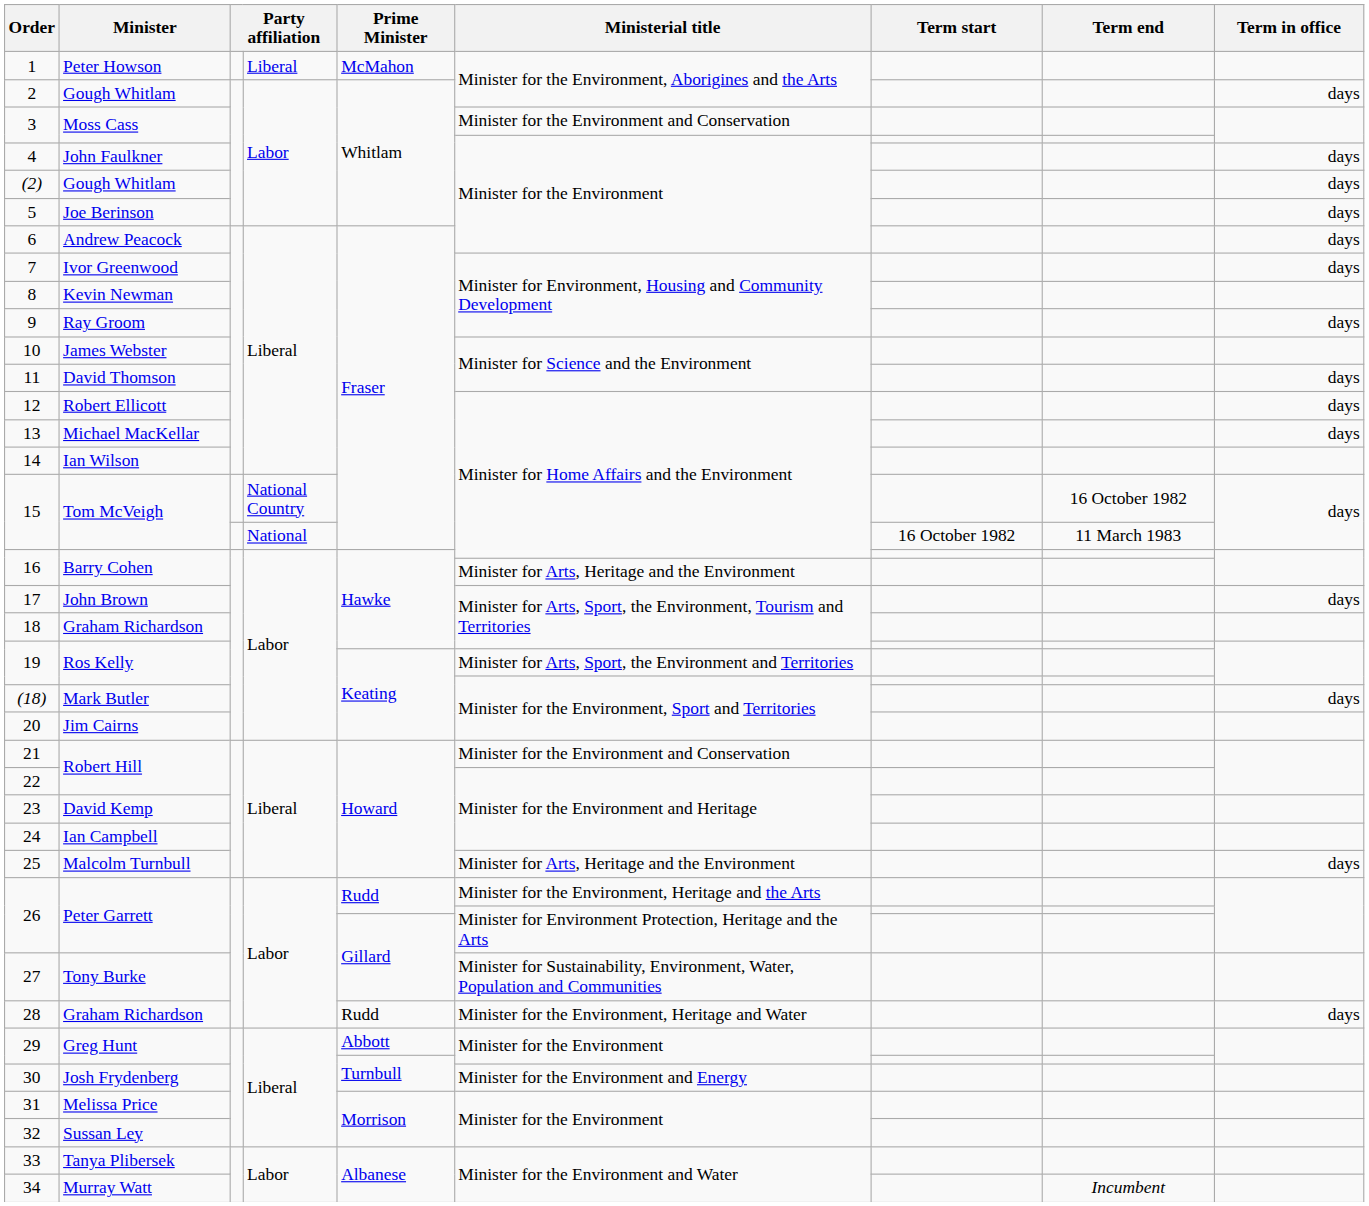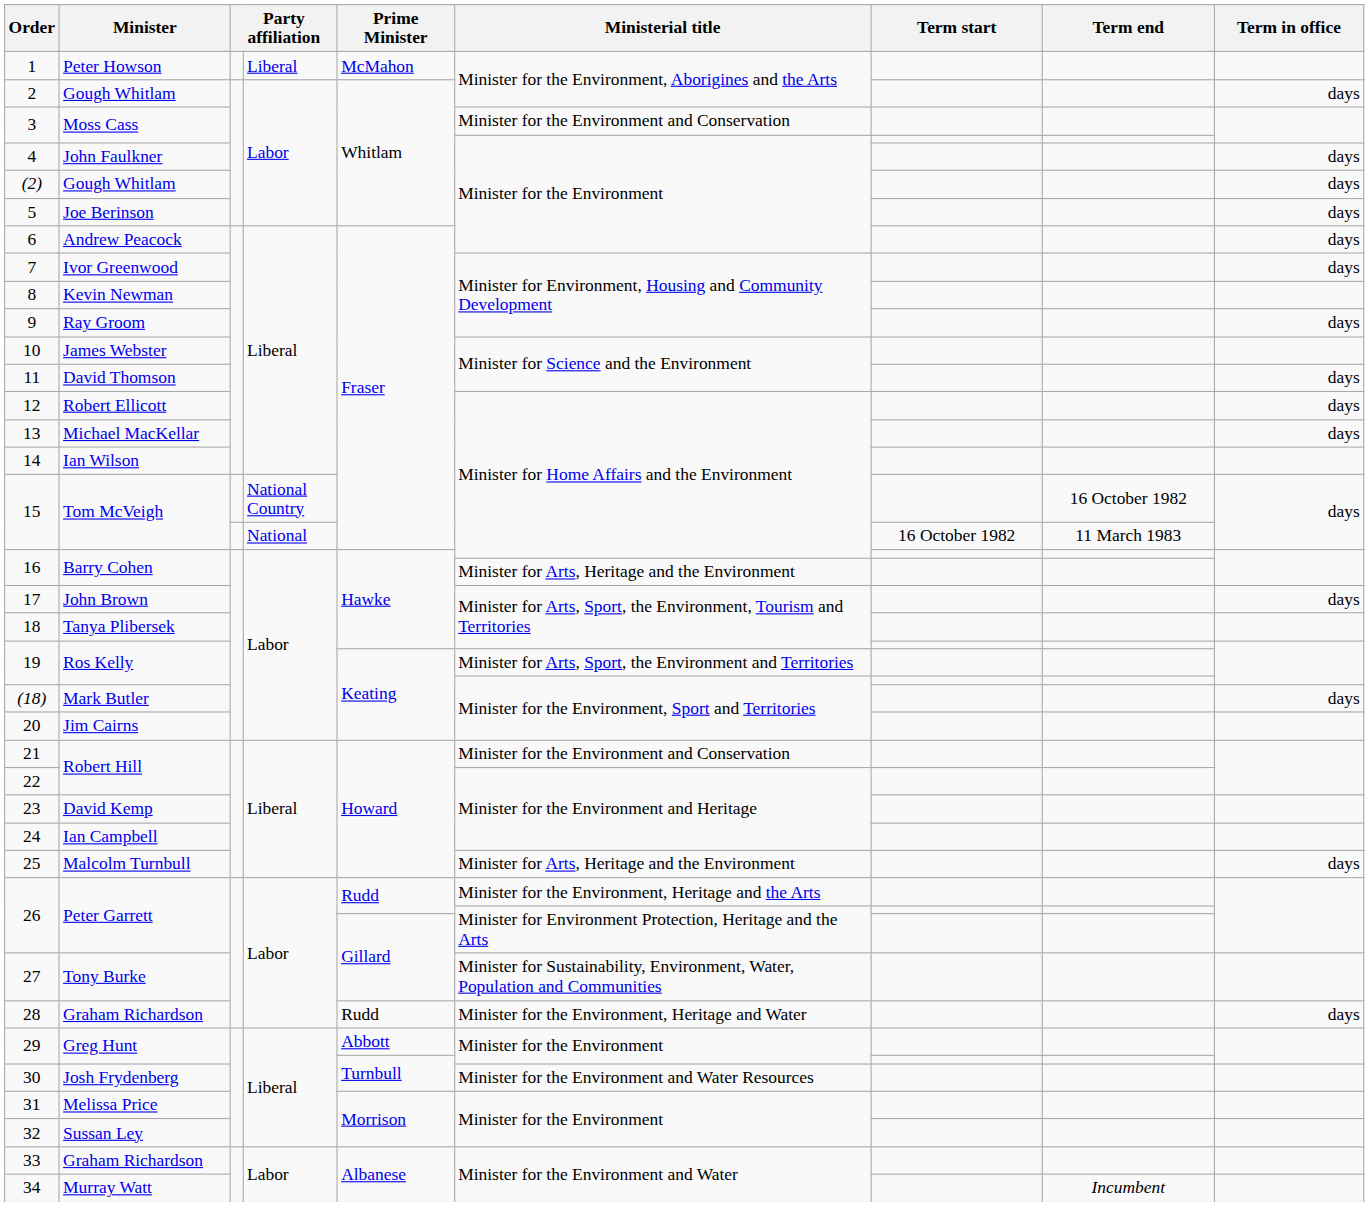(133, 626) Graham Richardson -> (119, 626) Tanya Plibersek
(603, 1077) Minister for the Environment and Energy -> (636, 1077) Minister for the Environment and Water Resources
(119, 1160) Tanya Plibersek -> (133, 1160) Graham Richardson
